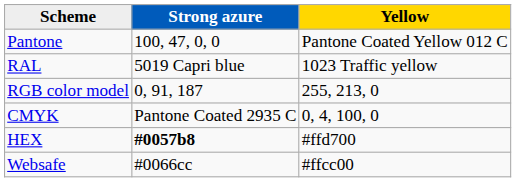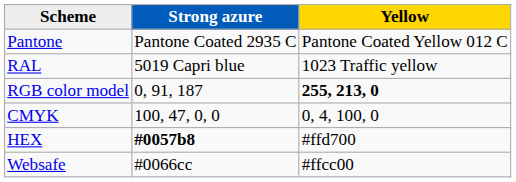(177, 41) 100, 47, 0, 0 -> (215, 41) Pantone Coated 2935 C
(340, 90) normal -> (340, 90) bold
(215, 115) Pantone Coated 2935 C -> (177, 115) 100, 47, 0, 0
